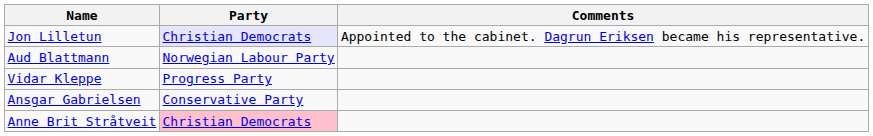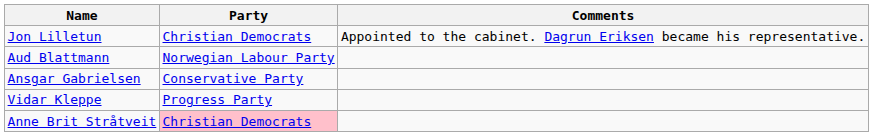(237, 36) lavender background -> (237, 36) no background
rows swapped: (55, 79) <-> (74, 100)
